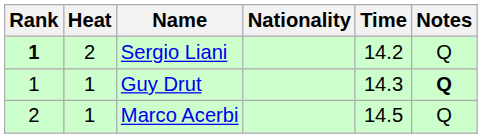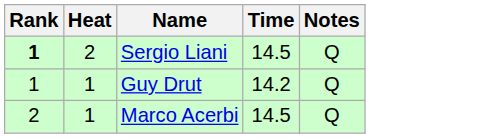- column: (299, 20)
(384, 52) 14.2 -> (271, 52) 14.5
(384, 84) 14.3 -> (271, 84) 14.2
(444, 84) bold -> (332, 84) normal
